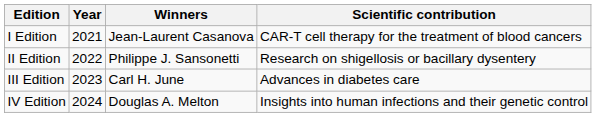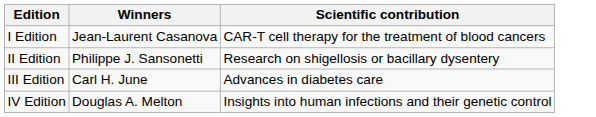- column: (87, 15)
